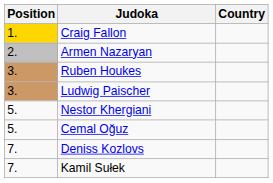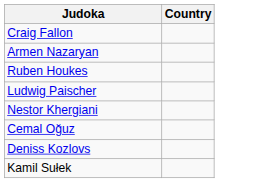- column: (31, 14)
